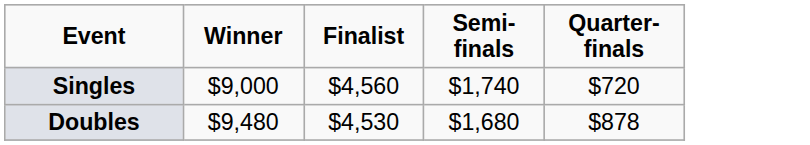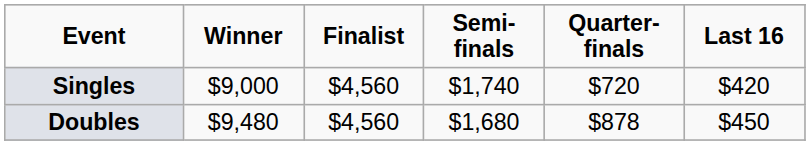+ column: (744, 36)
(364, 123) $4,530 -> (364, 123) $4,560
